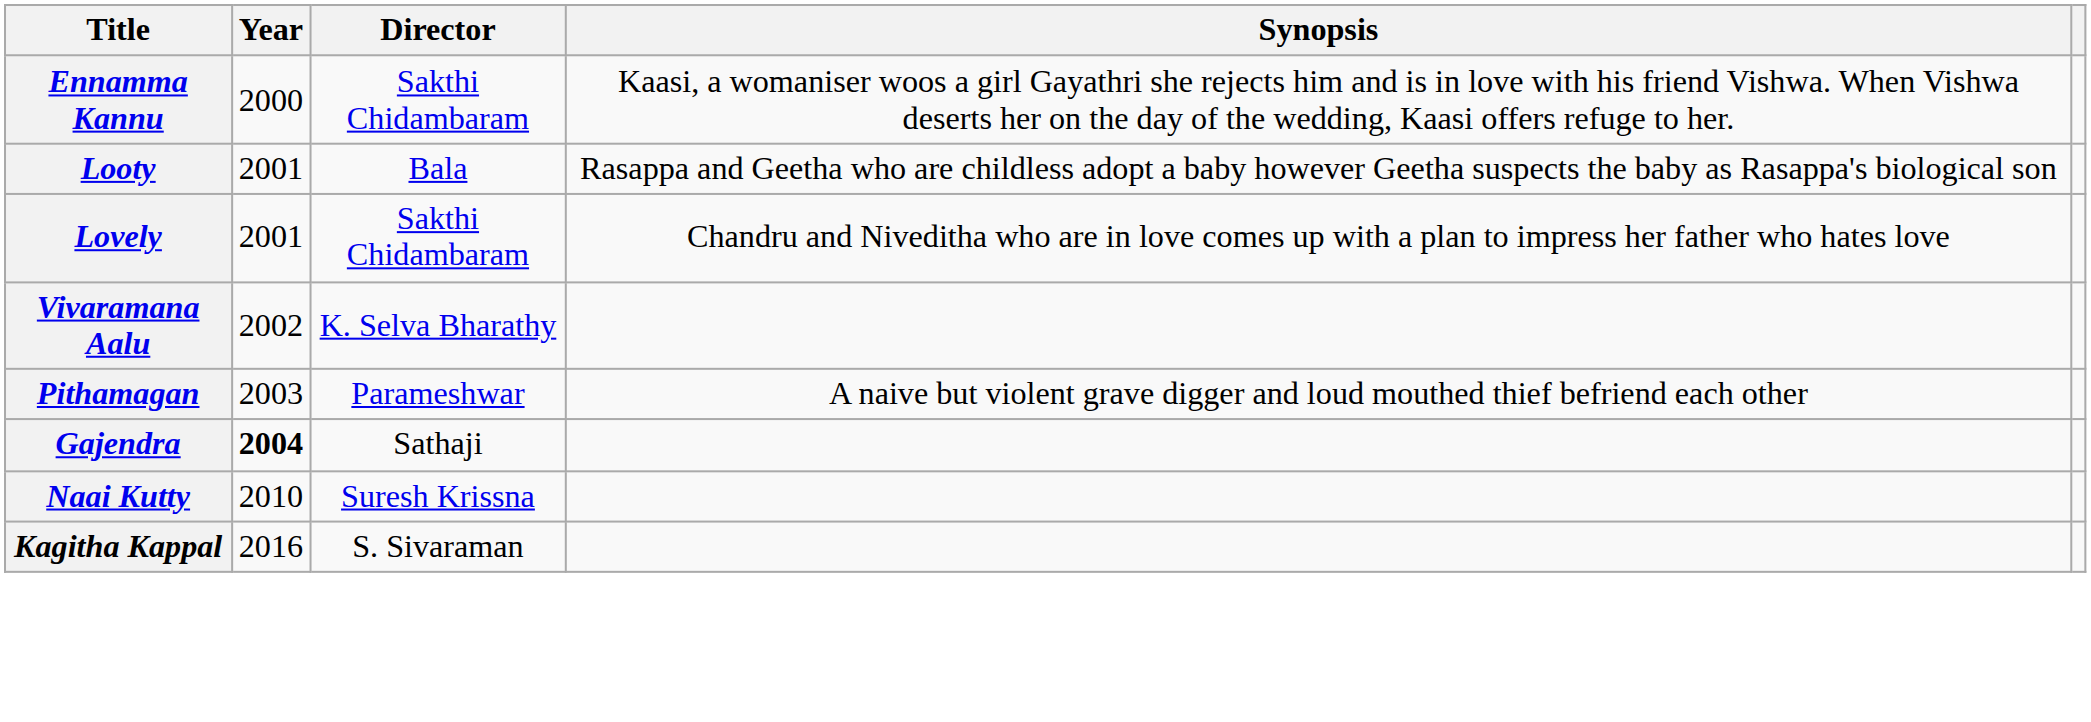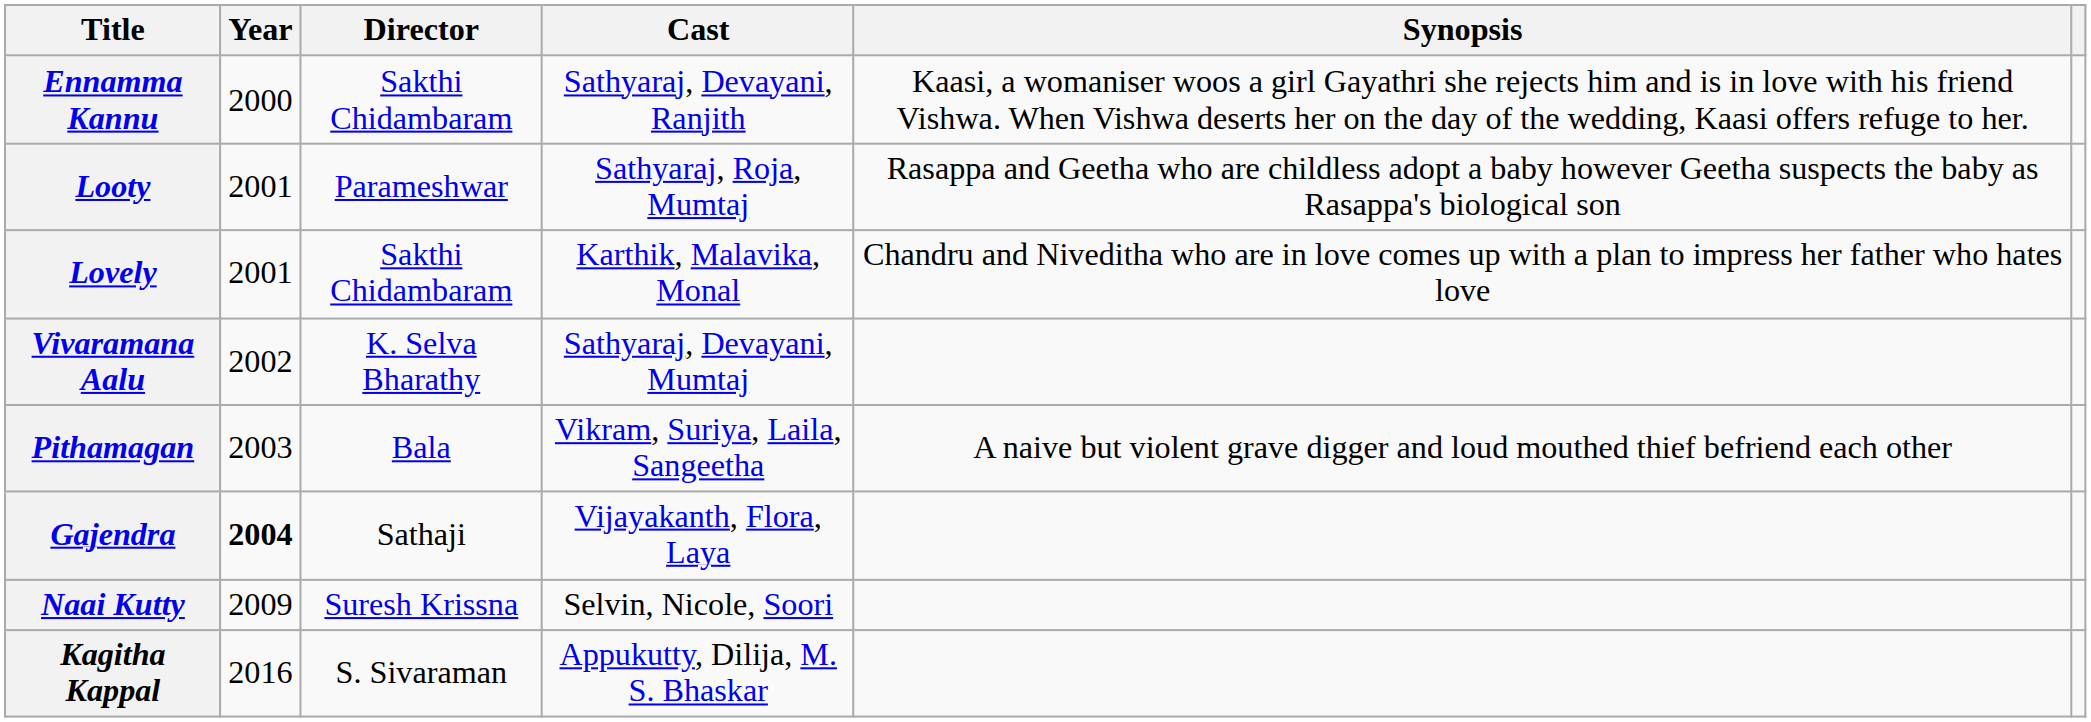+ column: (698, 30)
(438, 168) Bala -> (421, 186) Parameshwar
(438, 393) Parameshwar -> (421, 447) Bala
(271, 495) 2010 -> (260, 604) 2009
